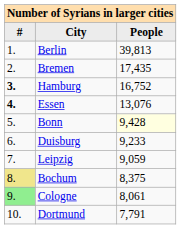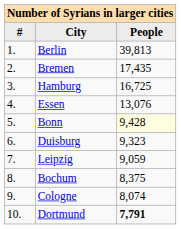(11, 86) bold -> (11, 86) normal
(135, 86) 16,752 -> (135, 86) 16,725
(11, 104) bold -> (11, 104) normal
(133, 141) 9,233 -> (133, 141) 9,323
(11, 178) khaki background -> (11, 178) no background
(11, 196) lightgreen background -> (11, 196) no background
(133, 196) 8,061 -> (133, 196) 8,074
(133, 214) normal -> (133, 214) bold
